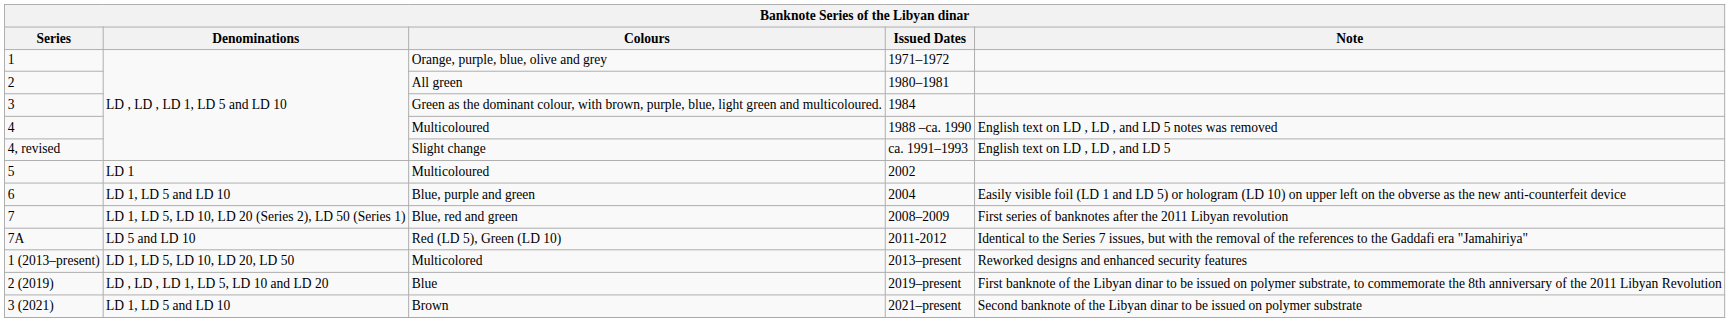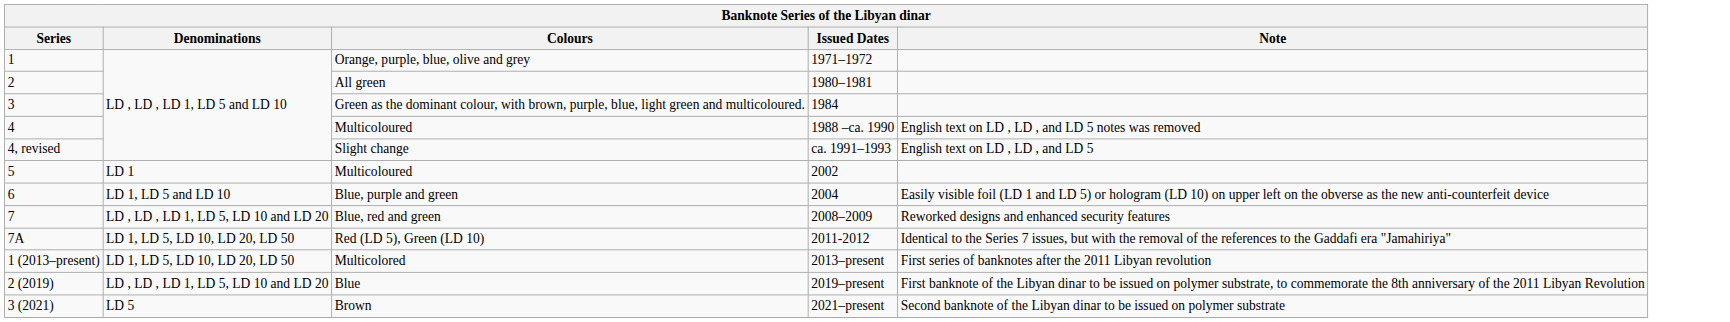(256, 216) LD 1, LD 5, LD 10, LD 20 (Series 2), LD 50 (Series 1) -> (217, 216) LD , LD , LD 1, LD 5, LD 10 and LD 20
(1133, 216) First series of banknotes after the 2011 Libyan revolution -> (1035, 216) Reworked designs and enhanced security features
(151, 239) LD 5 and LD 10 -> (200, 239) LD 1, LD 5, LD 10, LD 20, LD 50
(1112, 261) Reworked designs and enhanced security features -> (1056, 261) First series of banknotes after the 2011 Libyan revolution
(168, 306) LD 1, LD 5 and LD 10 -> (120, 306) LD 5
